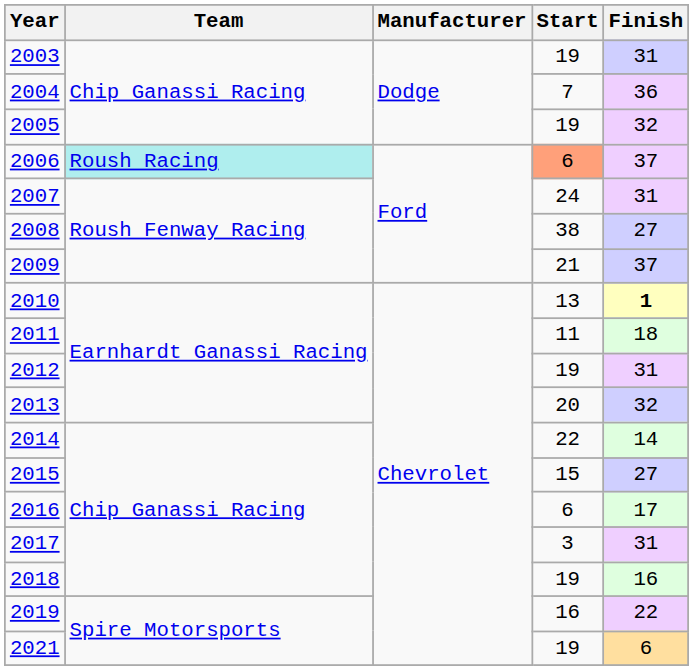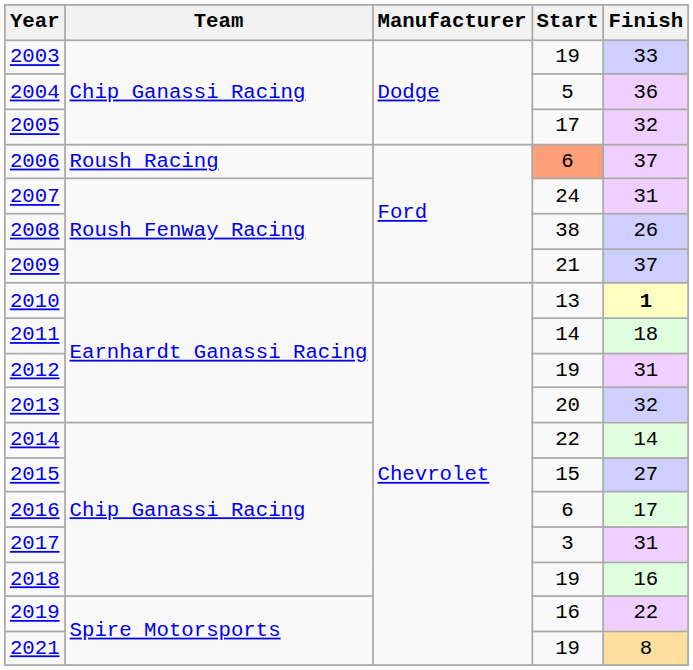(646, 57) 31 -> (646, 57) 33
(568, 92) 7 -> (568, 92) 5
(568, 126) 19 -> (568, 126) 17
(144, 161) paleturquoise background -> (144, 161) no background
(646, 231) 27 -> (646, 231) 26
(568, 335) 11 -> (568, 335) 14
(646, 648) 6 -> (646, 648) 8
